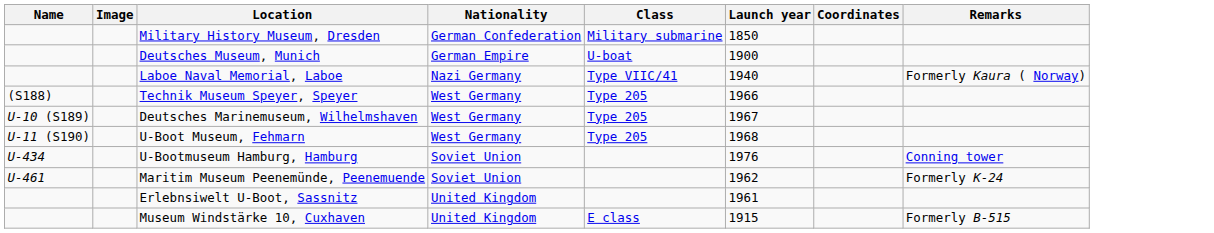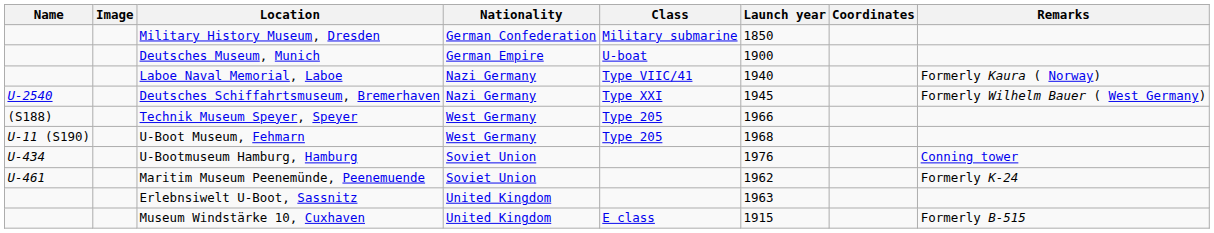+ row: (290, 96)
- row: (279, 116)
(743, 198) 1961 -> (759, 198) 1963
